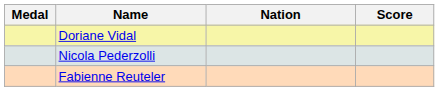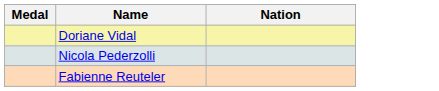- column: (395, 15)
